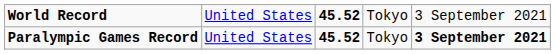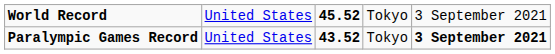(339, 38) 45.52 -> (339, 38) 43.52
